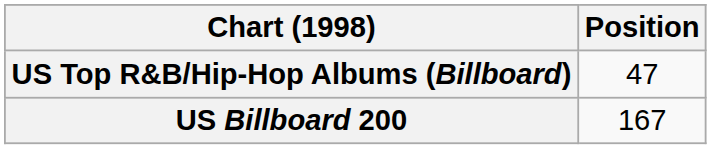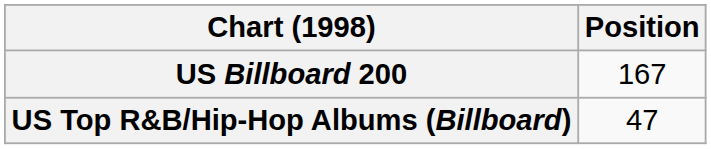rows swapped: (291, 119) <-> (291, 73)
